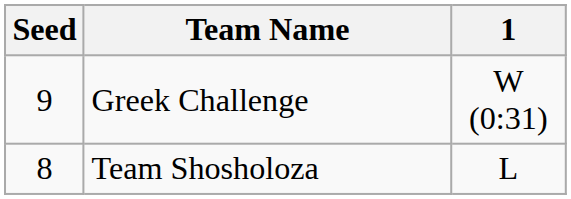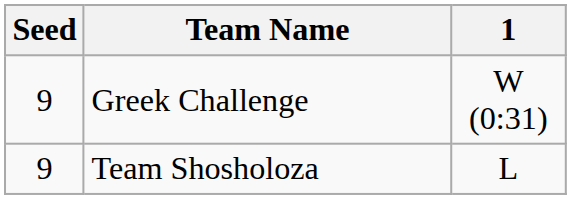(45, 168) 8 -> (45, 168) 9
